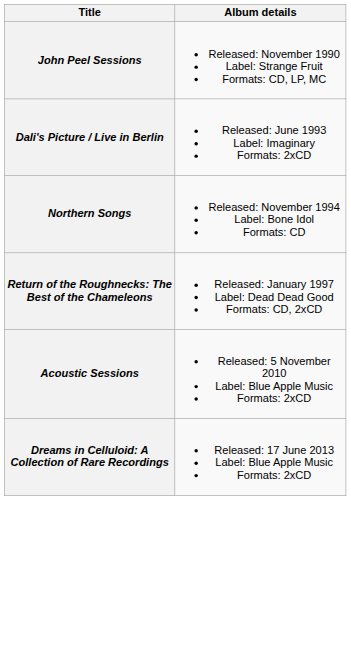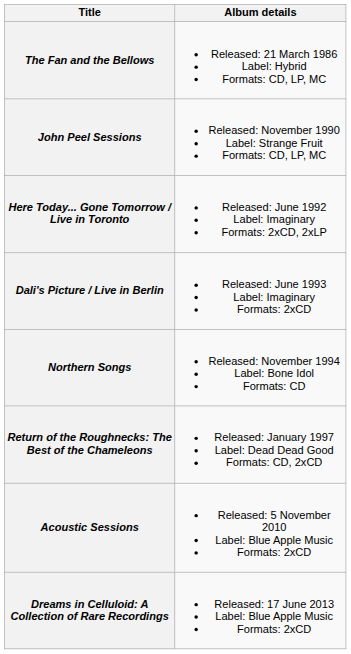+ row: (90, 60)
+ row: (90, 214)
